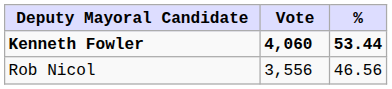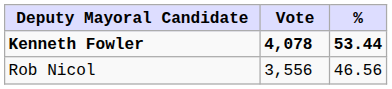(288, 44) 4,060 -> (288, 44) 4,078
